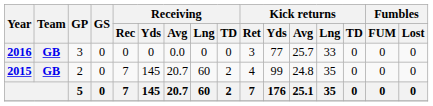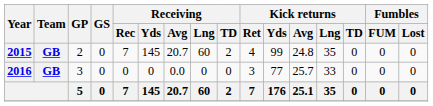rows swapped: (19, 71) <-> (19, 52)
